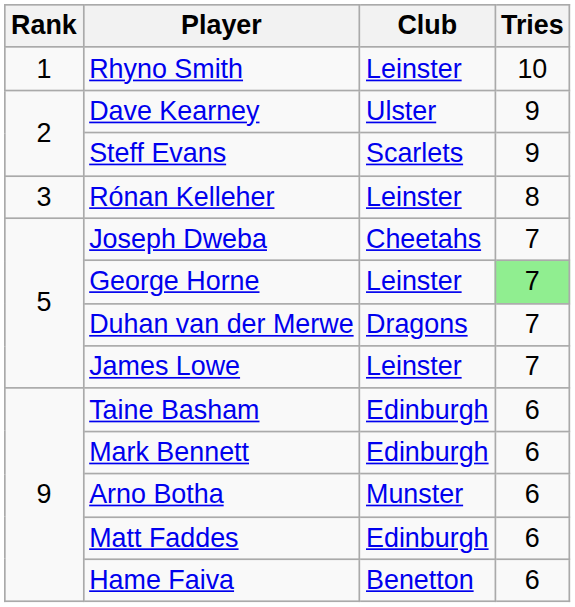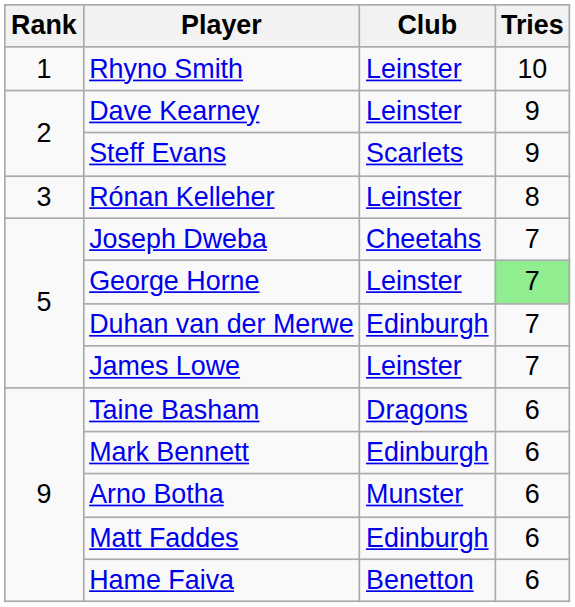(401, 111) Ulster -> (414, 111) Leinster
(417, 324) Dragons -> (427, 324) Edinburgh
(427, 409) Edinburgh -> (417, 409) Dragons
